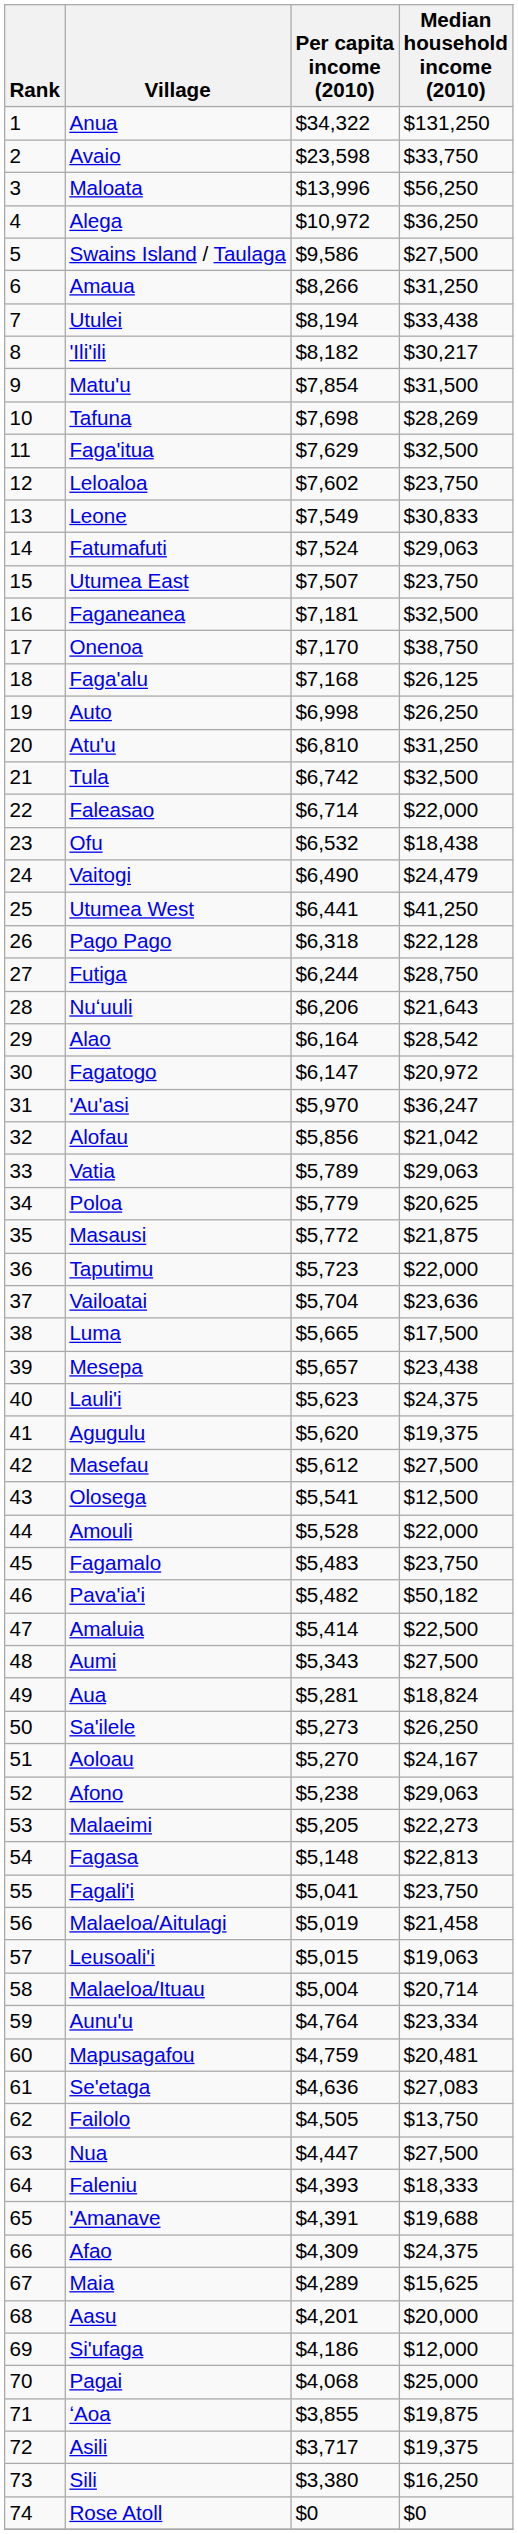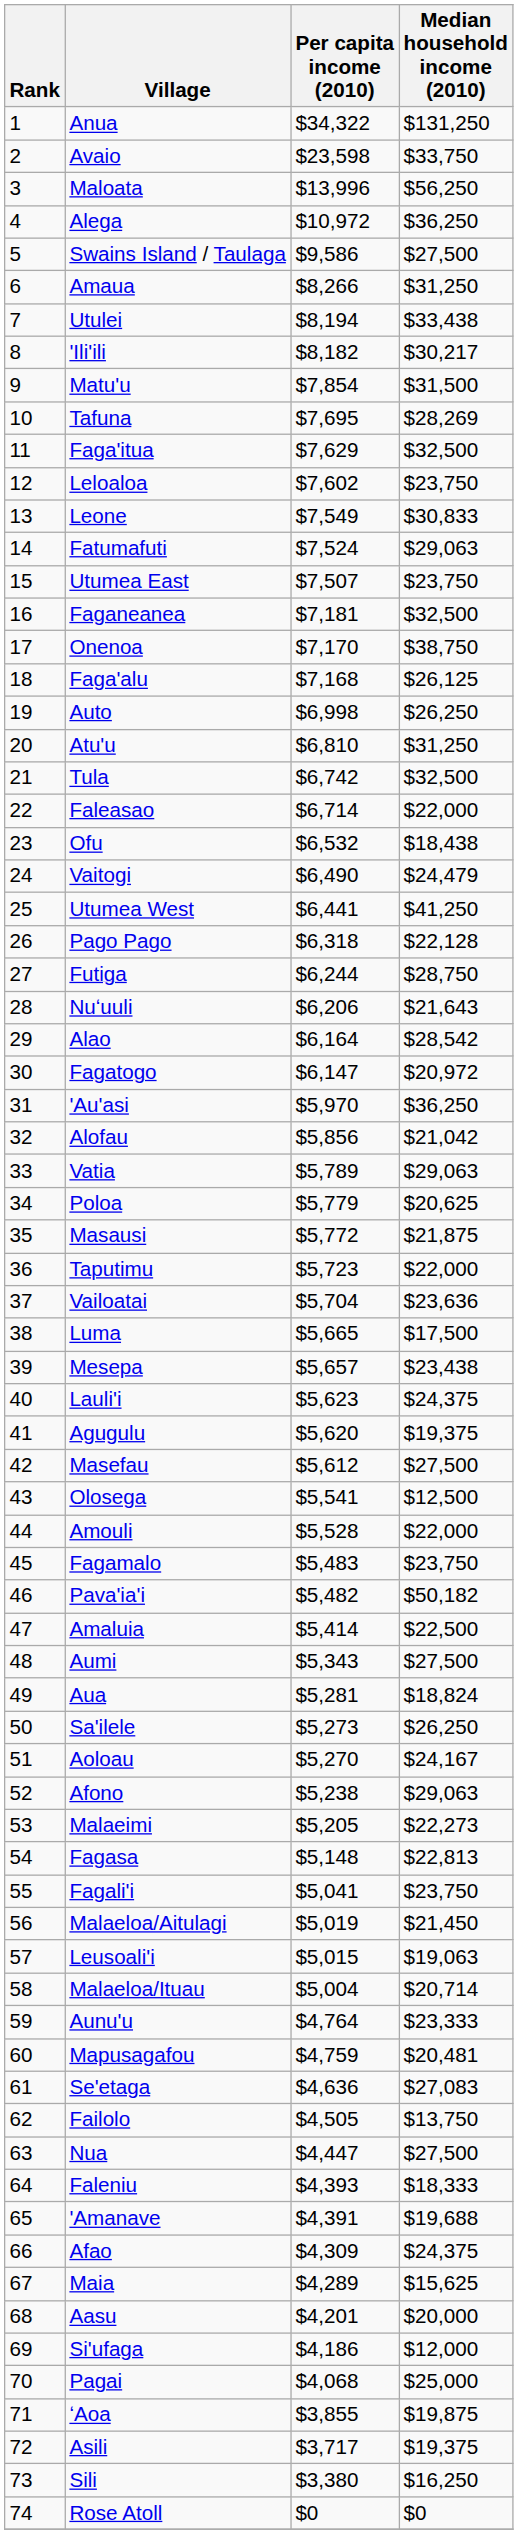(327, 417) $7,698 -> (327, 417) $7,695
(441, 1105) $36,247 -> (441, 1105) $36,250
(441, 1923) $21,458 -> (441, 1923) $21,450
(441, 2021) $23,334 -> (441, 2021) $23,333
